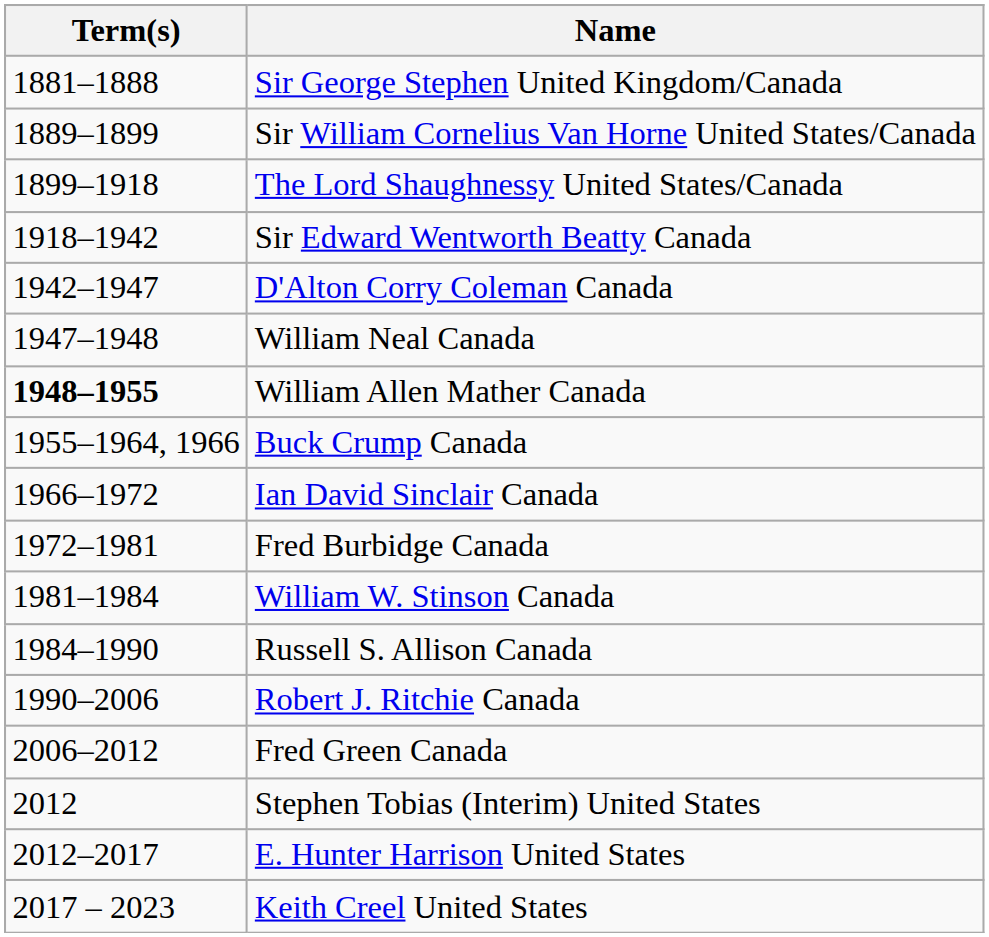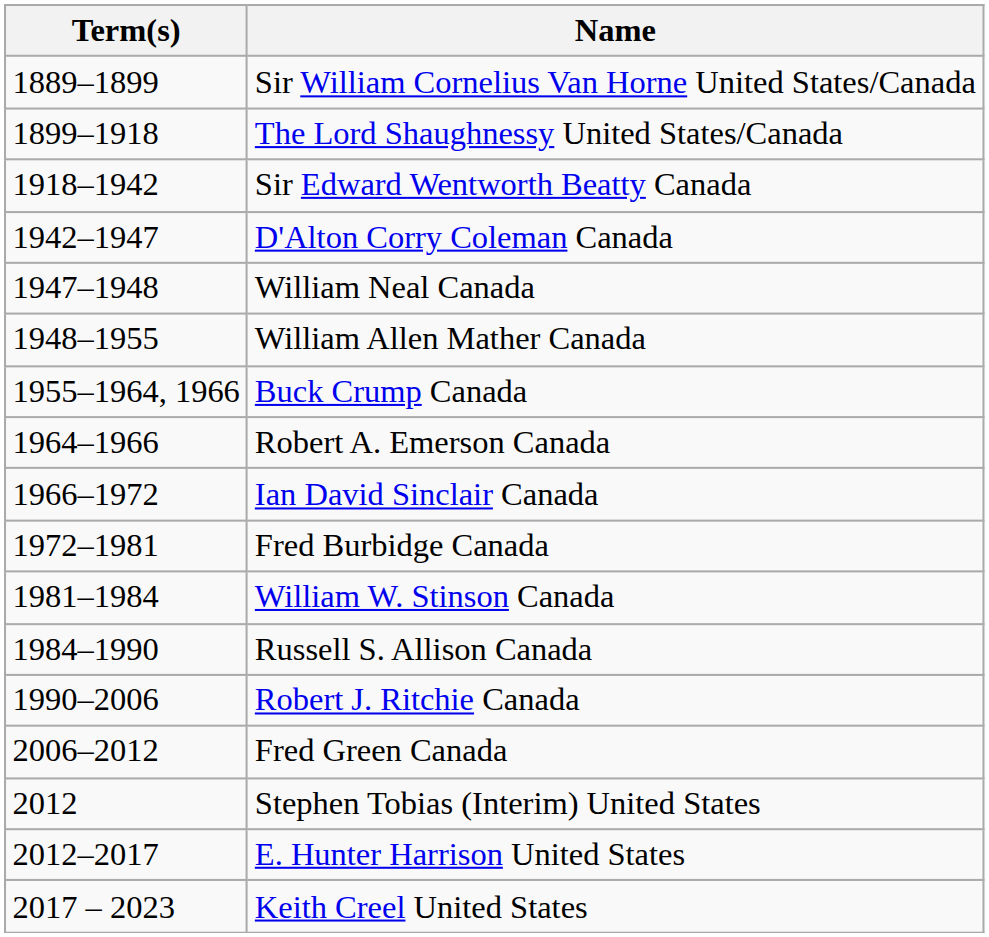- row: (549, 81)
(86, 390) bold -> (86, 339) normal
+ row: (433, 442)
